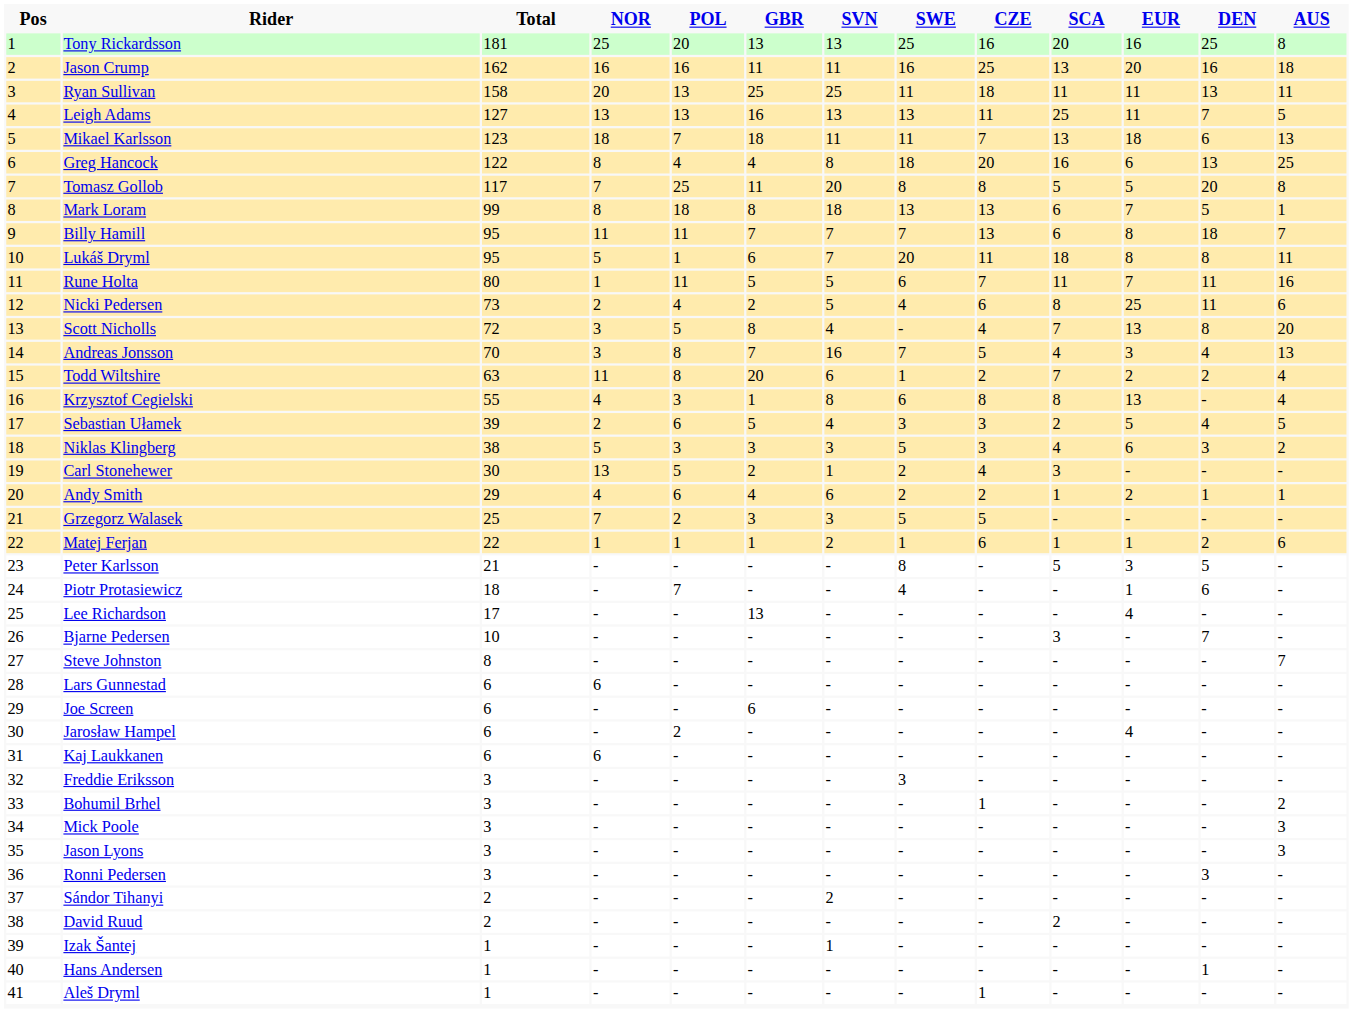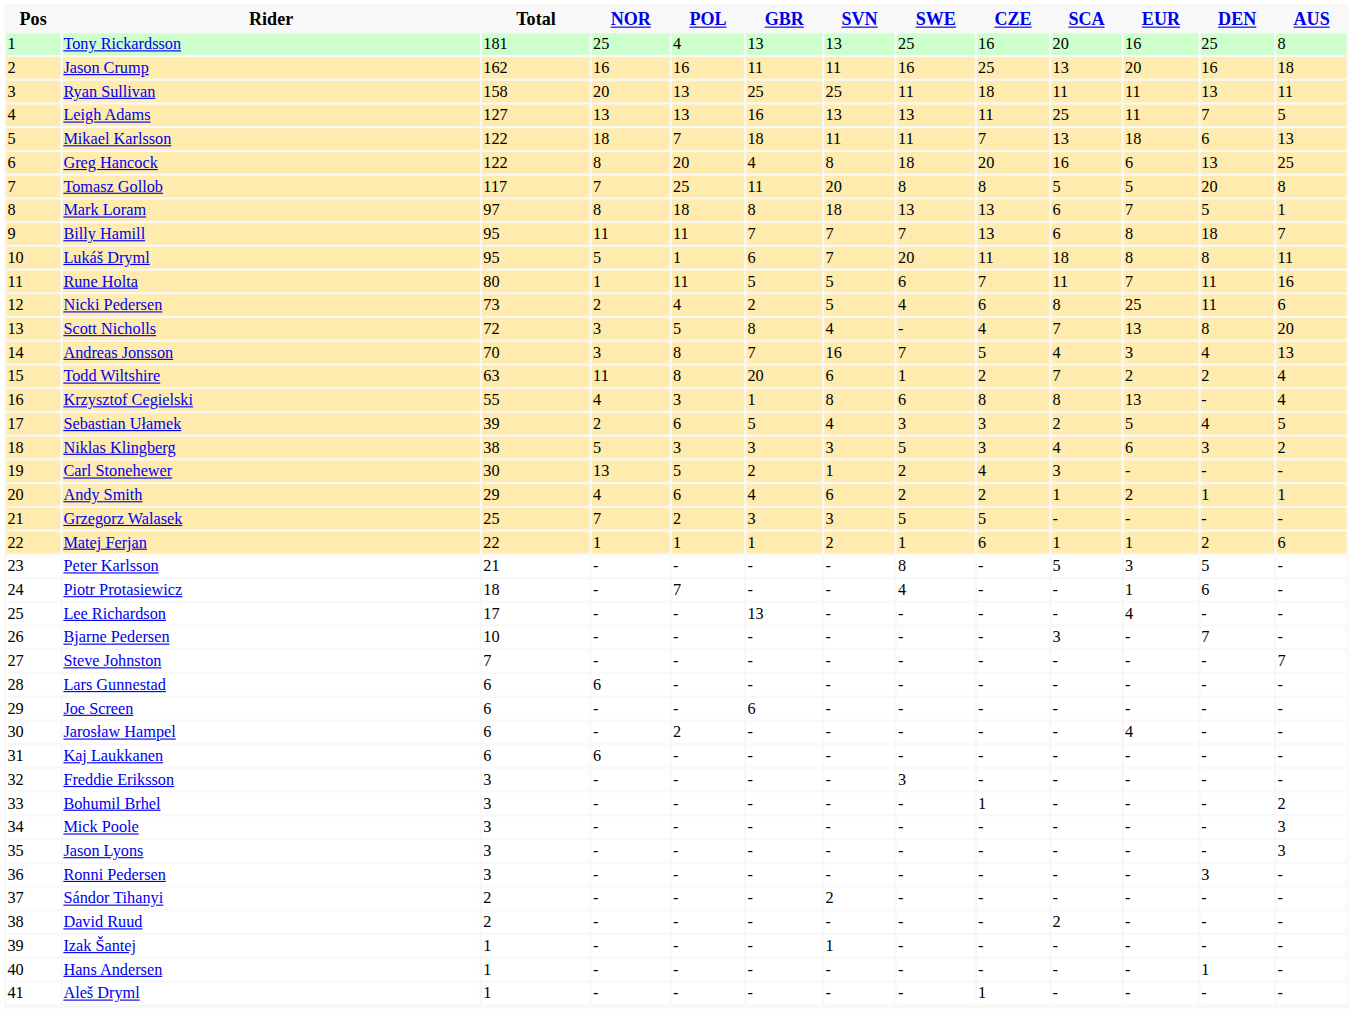(681, 44) 20 -> (677, 44) 4
(496, 138) 123 -> (496, 138) 122
(677, 162) 4 -> (681, 162) 20
(491, 210) 99 -> (491, 210) 97
(487, 661) 8 -> (487, 661) 7
